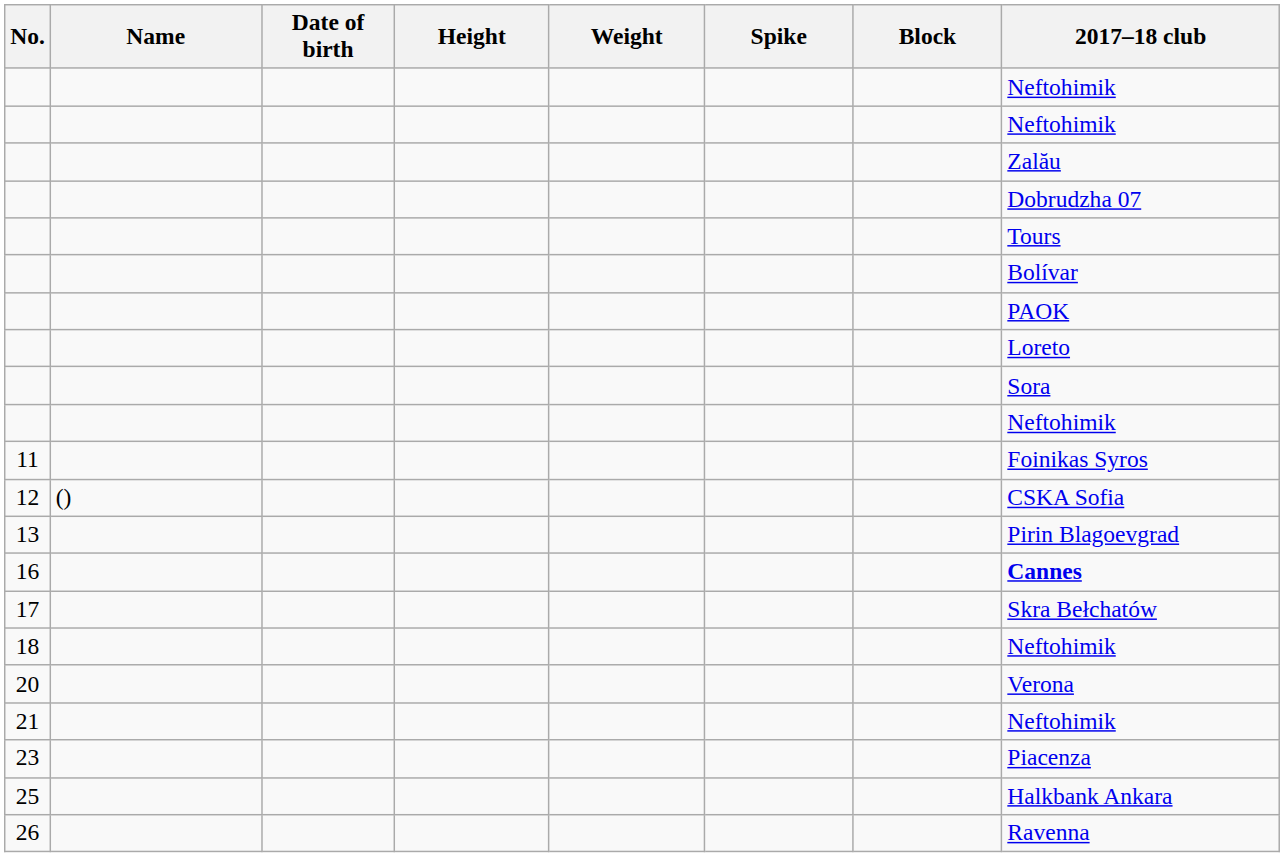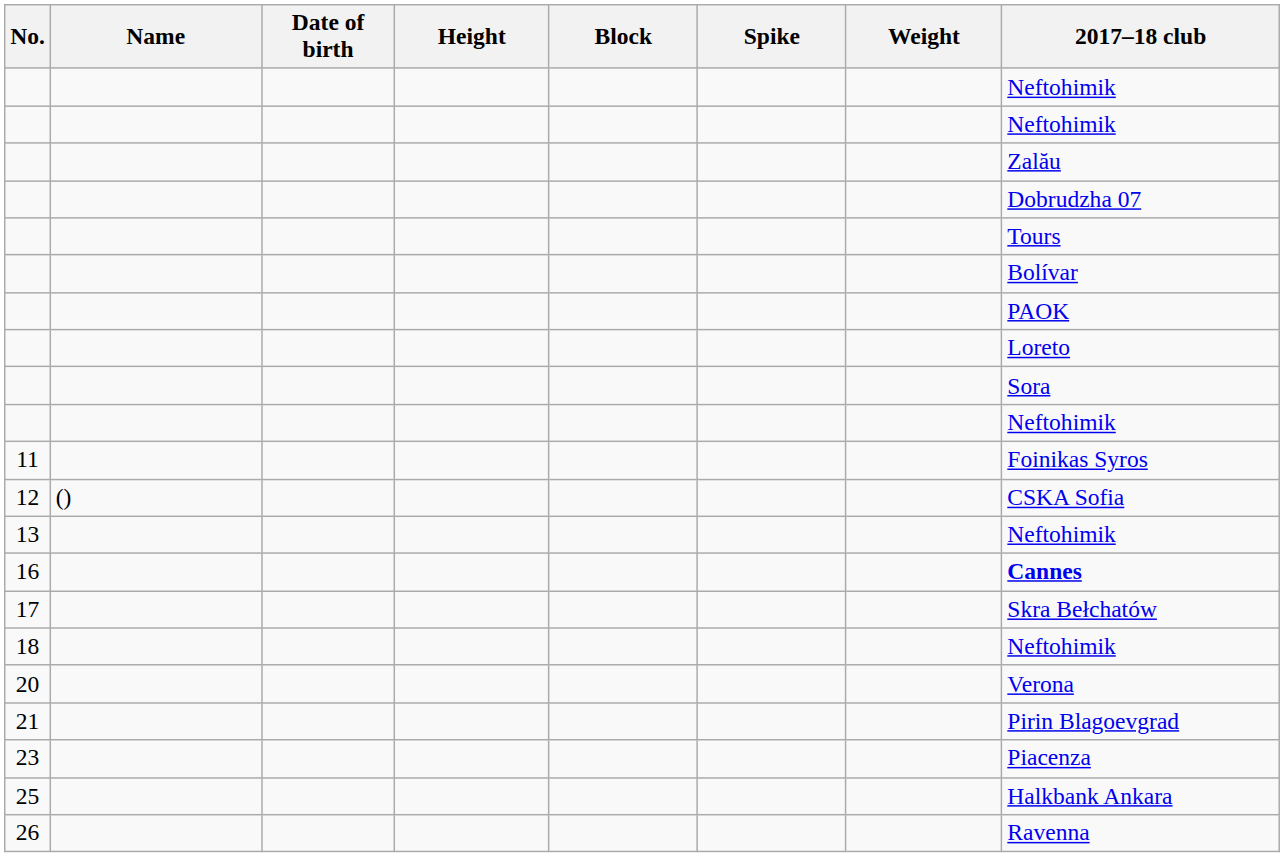columns swapped: (627, 36) <-> (927, 36)
(1093, 534) Pirin Blagoevgrad -> (1062, 534) Neftohimik
(1062, 721) Neftohimik -> (1093, 721) Pirin Blagoevgrad
